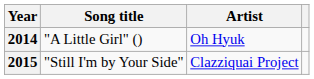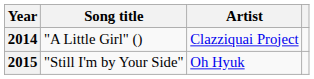(217, 39) Oh Hyuk -> (244, 39) Clazziquai Project
(244, 62) Clazziquai Project -> (217, 62) Oh Hyuk
